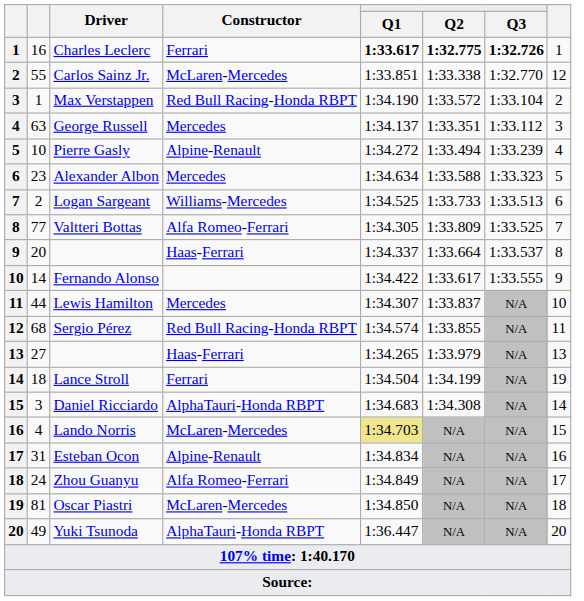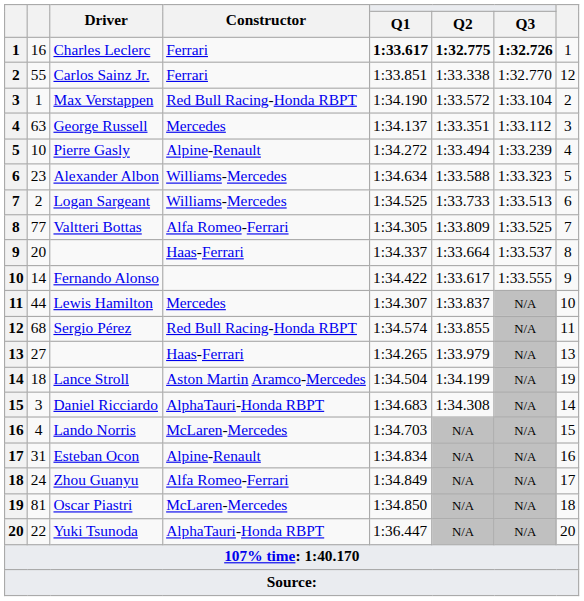(227, 74) McLaren-Mercedes -> (187, 74) Ferrari
(196, 176) Mercedes -> (226, 176) Williams-Mercedes
(187, 379) Ferrari -> (266, 379) Aston Martin Aramco-Mercedes
(391, 429) khaki background -> (400, 429) no background
(39, 531) 49 -> (39, 531) 22
